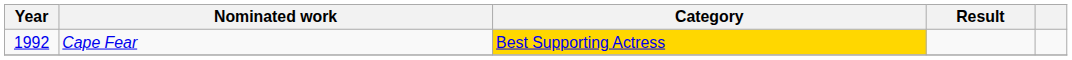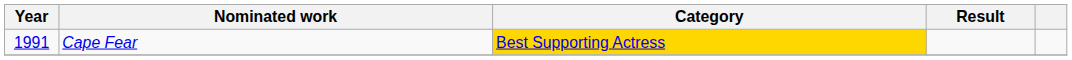(32, 42) 1992 -> (32, 42) 1991
